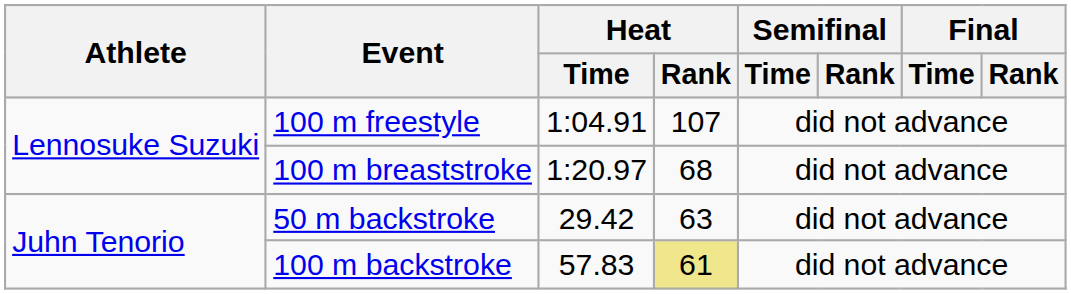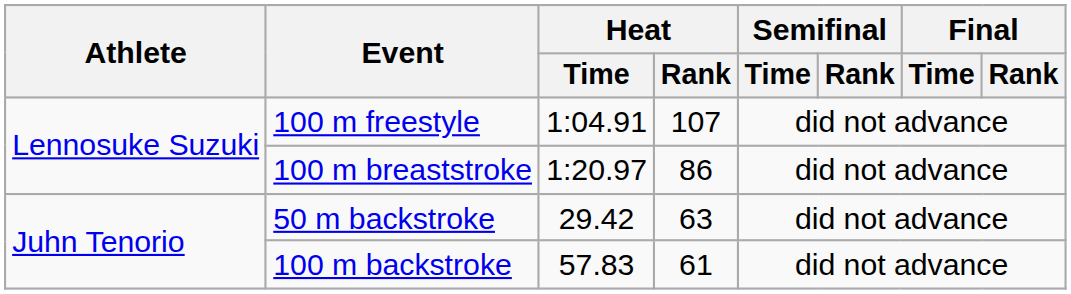(696, 170) 68 -> (696, 170) 86
(696, 266) khaki background -> (696, 266) no background
